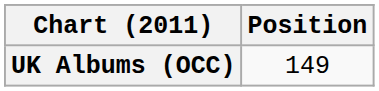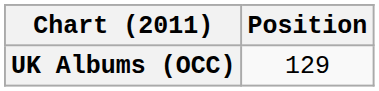(307, 66) 149 -> (307, 66) 129
